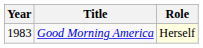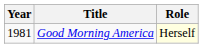(19, 33) 1983 -> (19, 33) 1981
